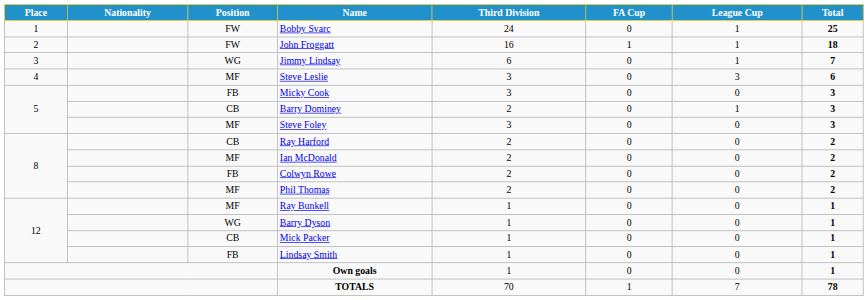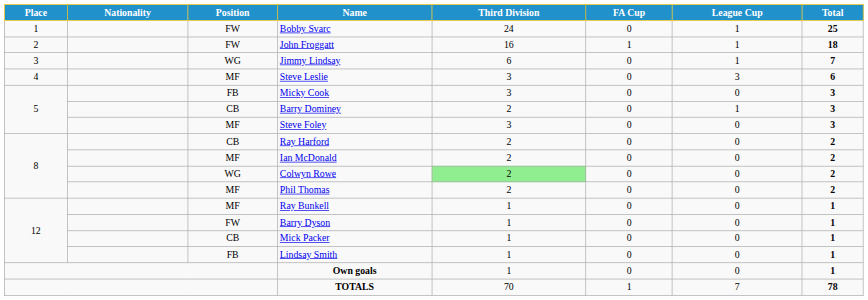(233, 174) FB -> (233, 174) WG
(509, 174) no background -> (509, 174) lightgreen background
(233, 222) WG -> (233, 222) FW
